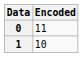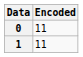(41, 44) 10 -> (41, 44) 11
